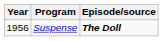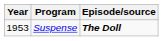(18, 28) 1956 -> (18, 28) 1953
